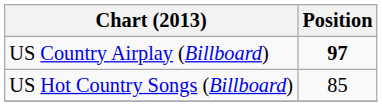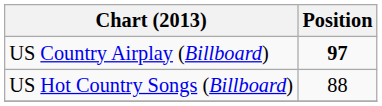(337, 85) 85 -> (337, 85) 88
